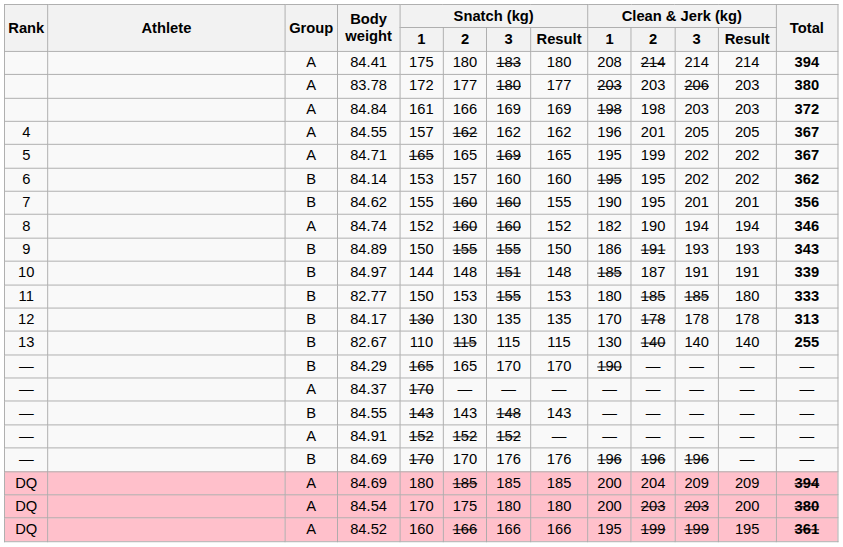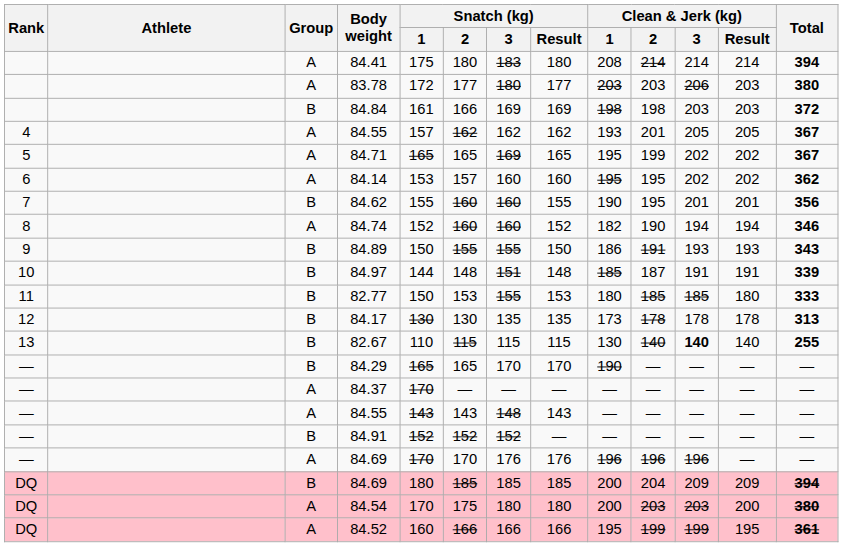(311, 109) A -> (311, 109) B
(610, 132) 196 -> (610, 132) 193
(311, 179) B -> (311, 179) A
(610, 319) 170 -> (610, 319) 173
(697, 343) normal -> (697, 343) bold
(311, 413) B -> (311, 413) A
(311, 436) A -> (311, 436) B
(311, 459) B -> (311, 459) A
(311, 483) A -> (311, 483) B
